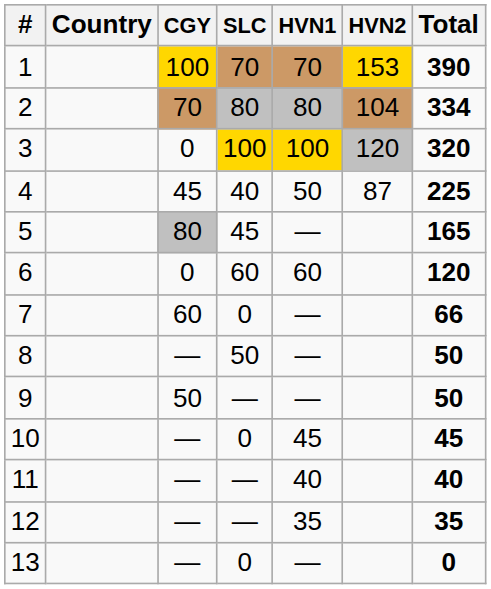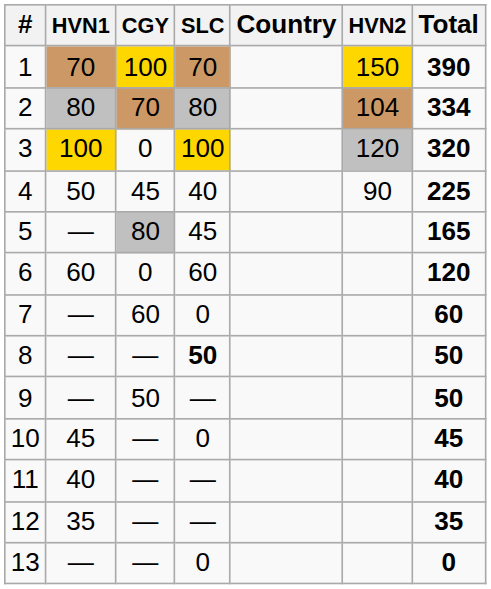columns swapped: (102, 25) <-> (307, 26)
(377, 66) 153 -> (377, 66) 150
(377, 190) 87 -> (377, 190) 90
(449, 314) 66 -> (449, 314) 60
(245, 356) normal -> (203, 356) bold
